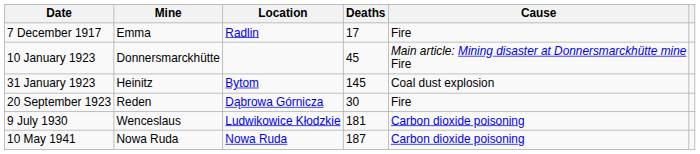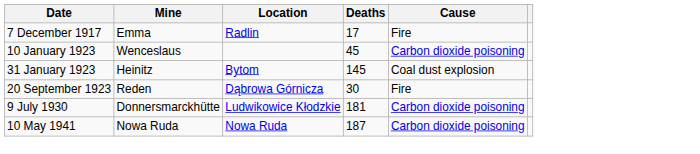(168, 58) Donnersmarckhütte -> (149, 51) Wenceslaus
(539, 58) Main article: Mining disaster at Donnersmarckhütte mine Fire -> (458, 51) Carbon dioxide poisoning
(149, 121) Wenceslaus -> (168, 107) Donnersmarckhütte
